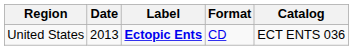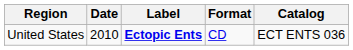(104, 34) 2013 -> (104, 34) 2010
